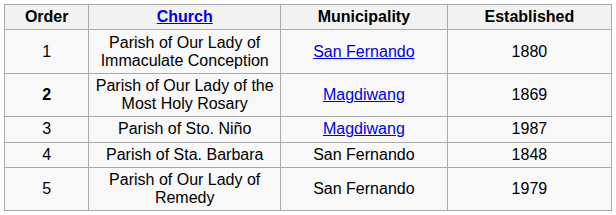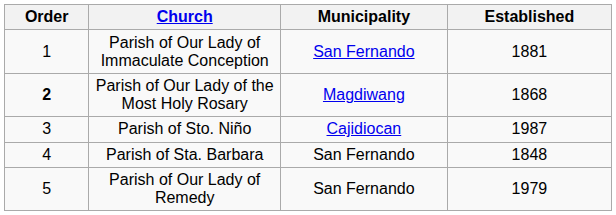(529, 51) 1880 -> (529, 51) 1881
(529, 94) 1869 -> (529, 94) 1868
(364, 129) Magdiwang -> (364, 129) Cajidiocan
